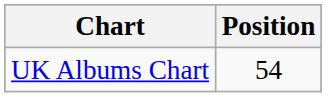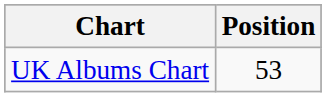(268, 69) 54 -> (268, 69) 53
